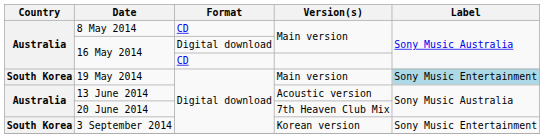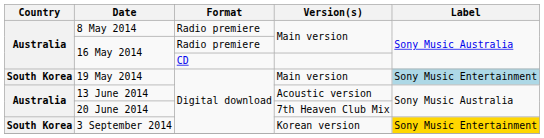(183, 29) CD -> (218, 29) Radio premiere
(224, 45) Digital download -> (218, 45) Radio premiere
(466, 125) no background -> (466, 125) gold background
